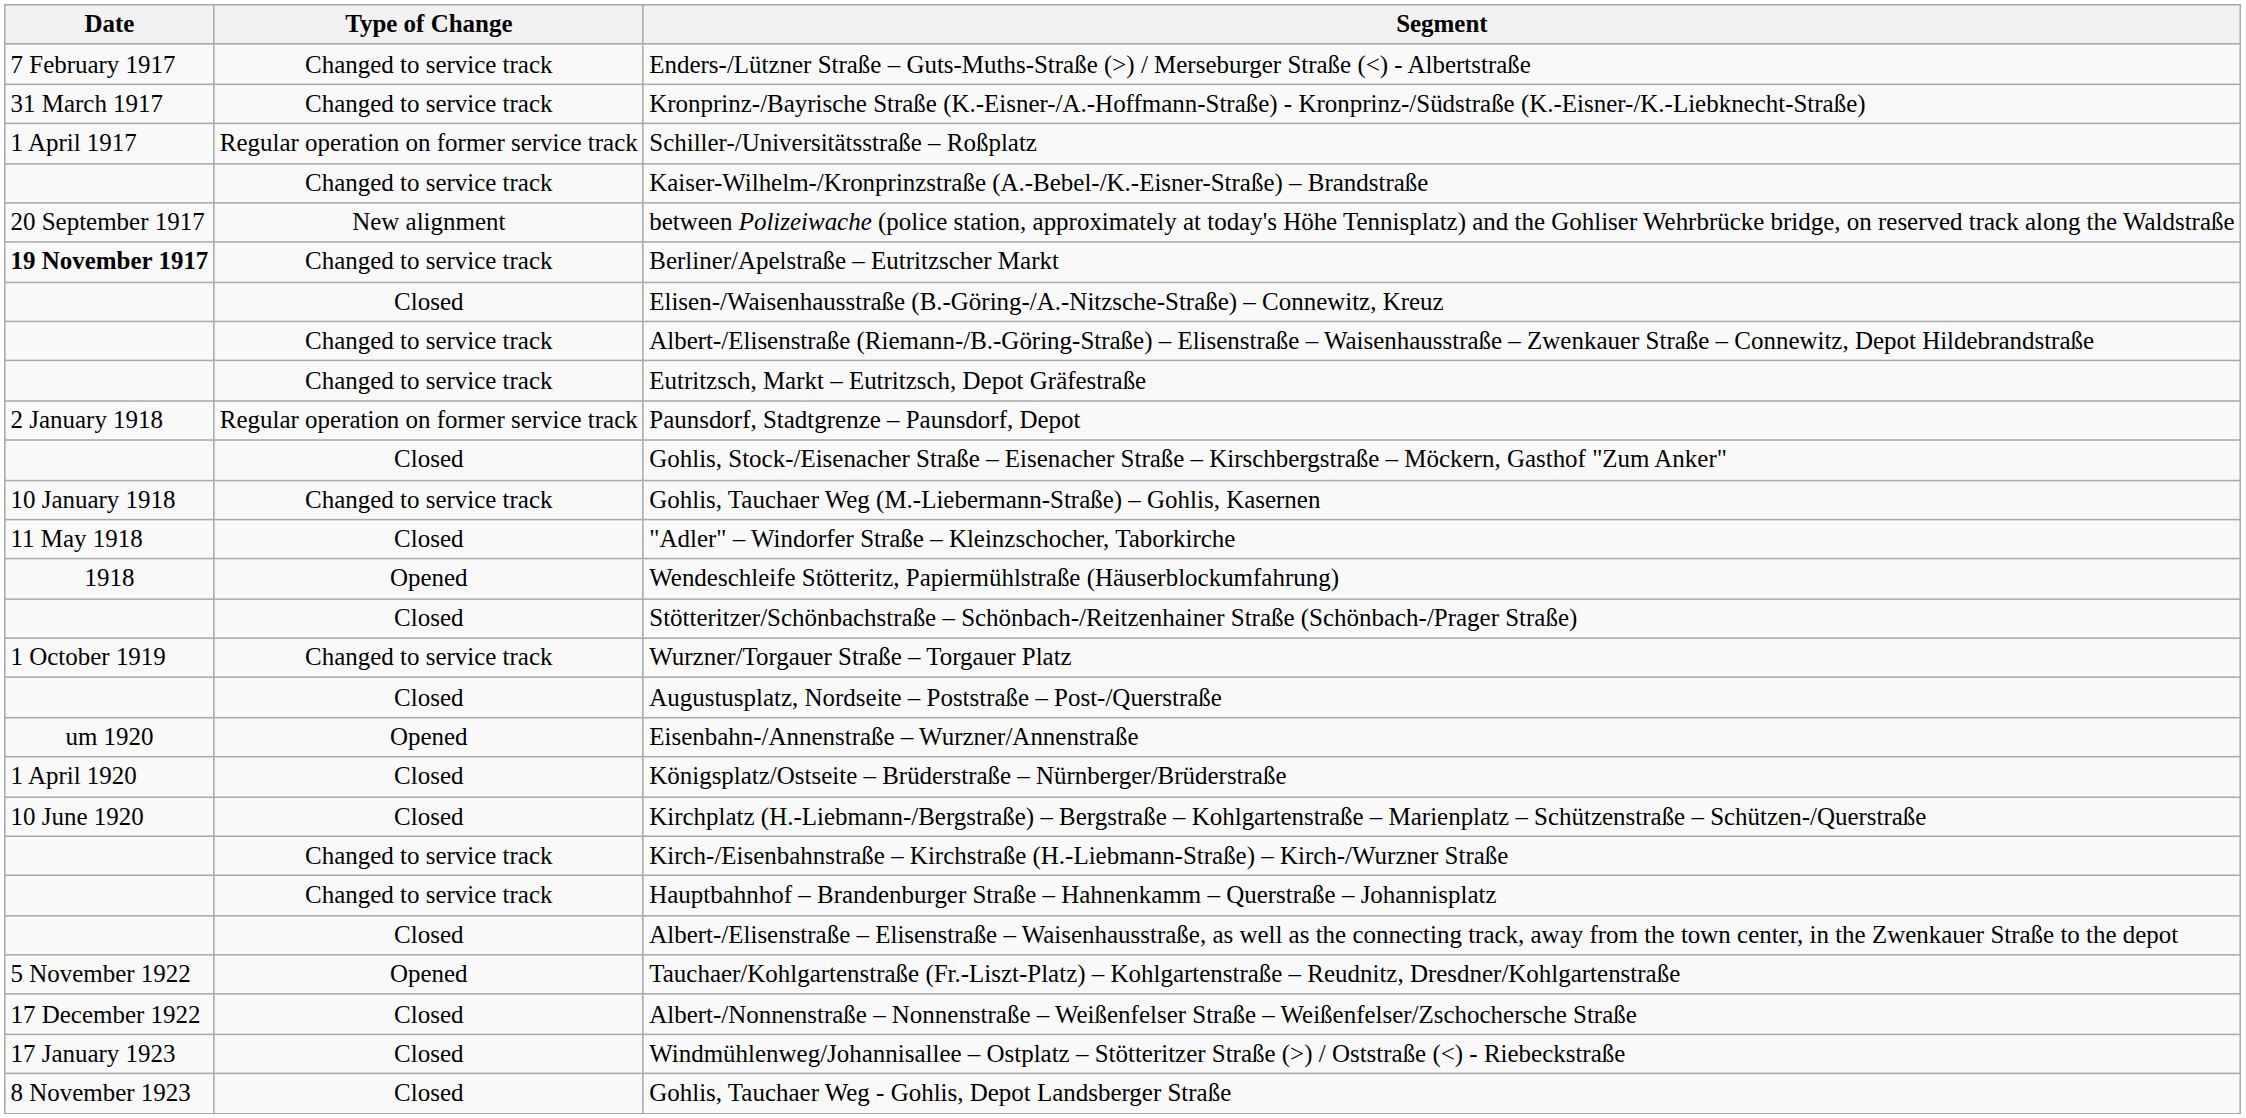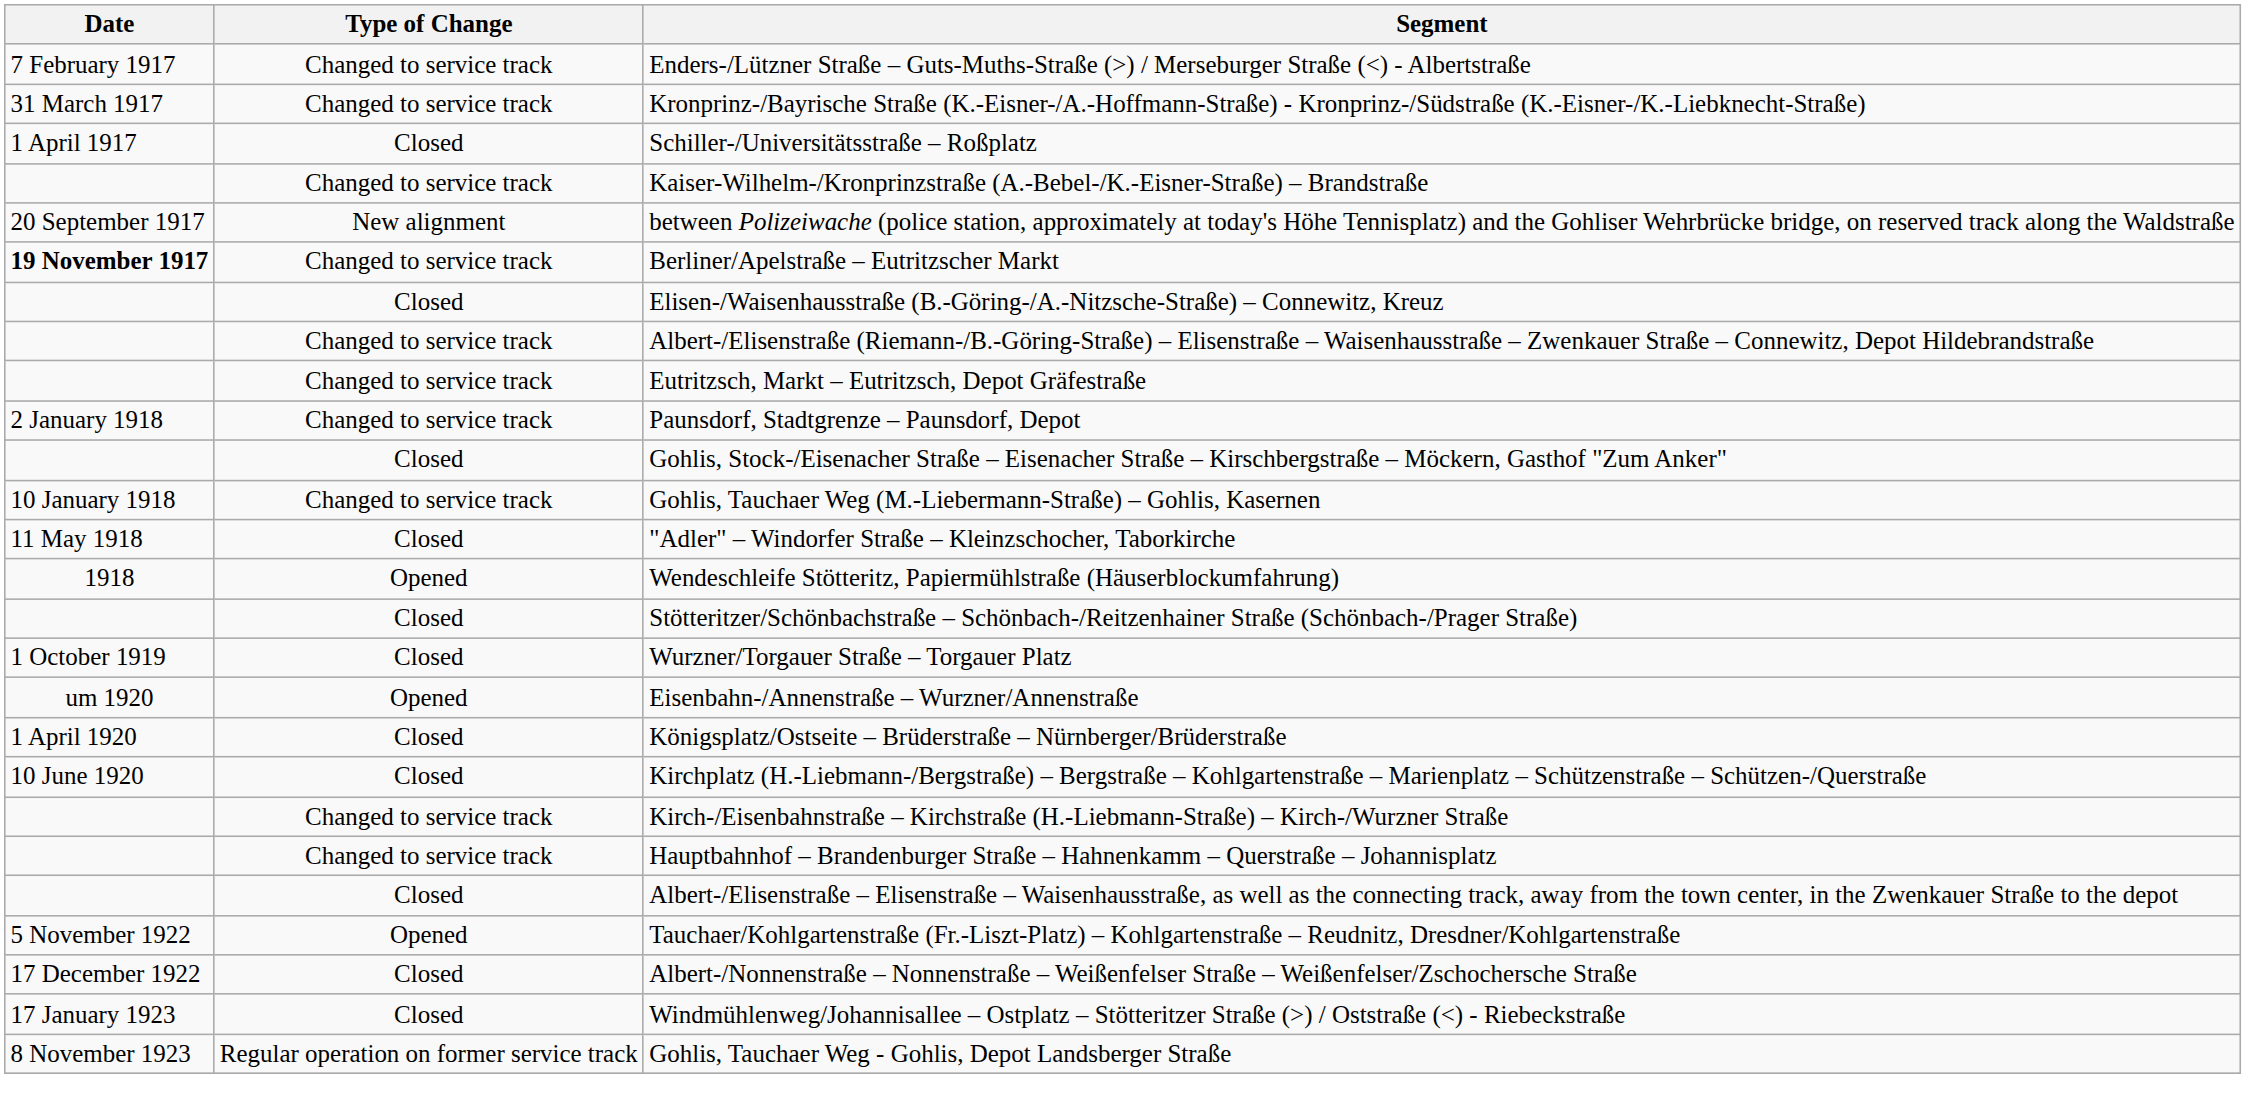(429, 143) Regular operation on former service track -> (429, 143) Closed
(429, 420) Regular operation on former service track -> (429, 420) Changed to service track
(429, 657) Changed to service track -> (429, 657) Closed
- row: (936, 697)
(429, 1093) Closed -> (429, 1053) Regular operation on former service track
